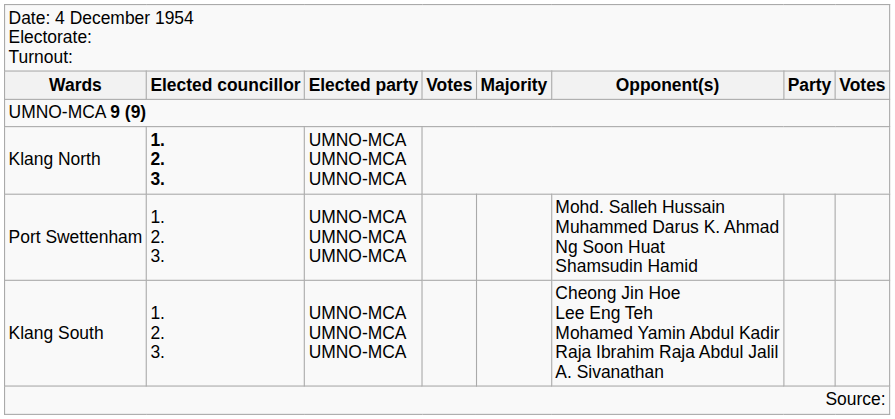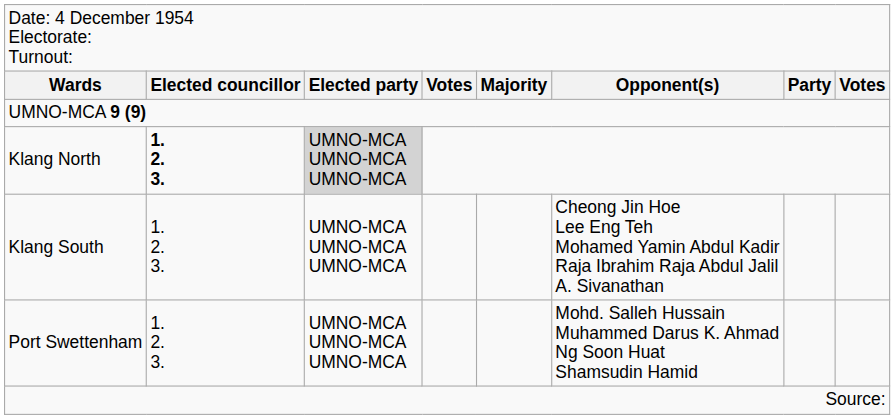(358, 160) no background -> (358, 160) lightgrey background
rows swapped: (56, 333) <-> (75, 236)
